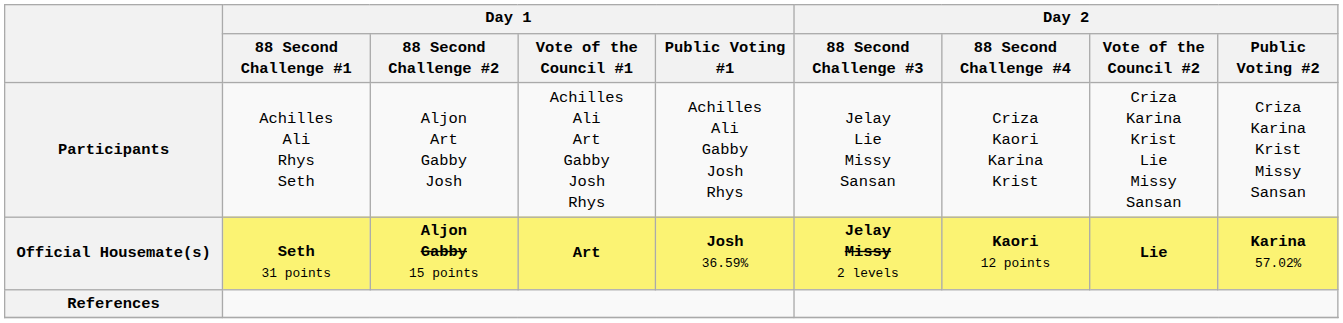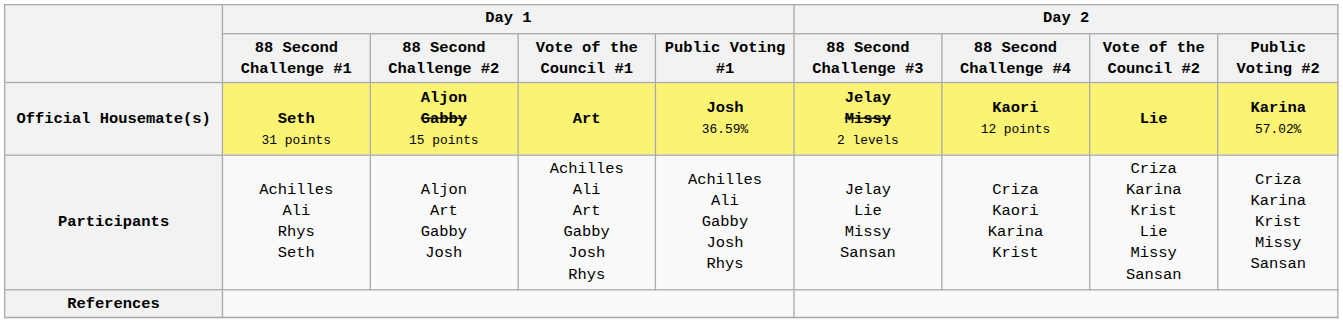rows swapped: (114, 150) <-> (114, 253)
